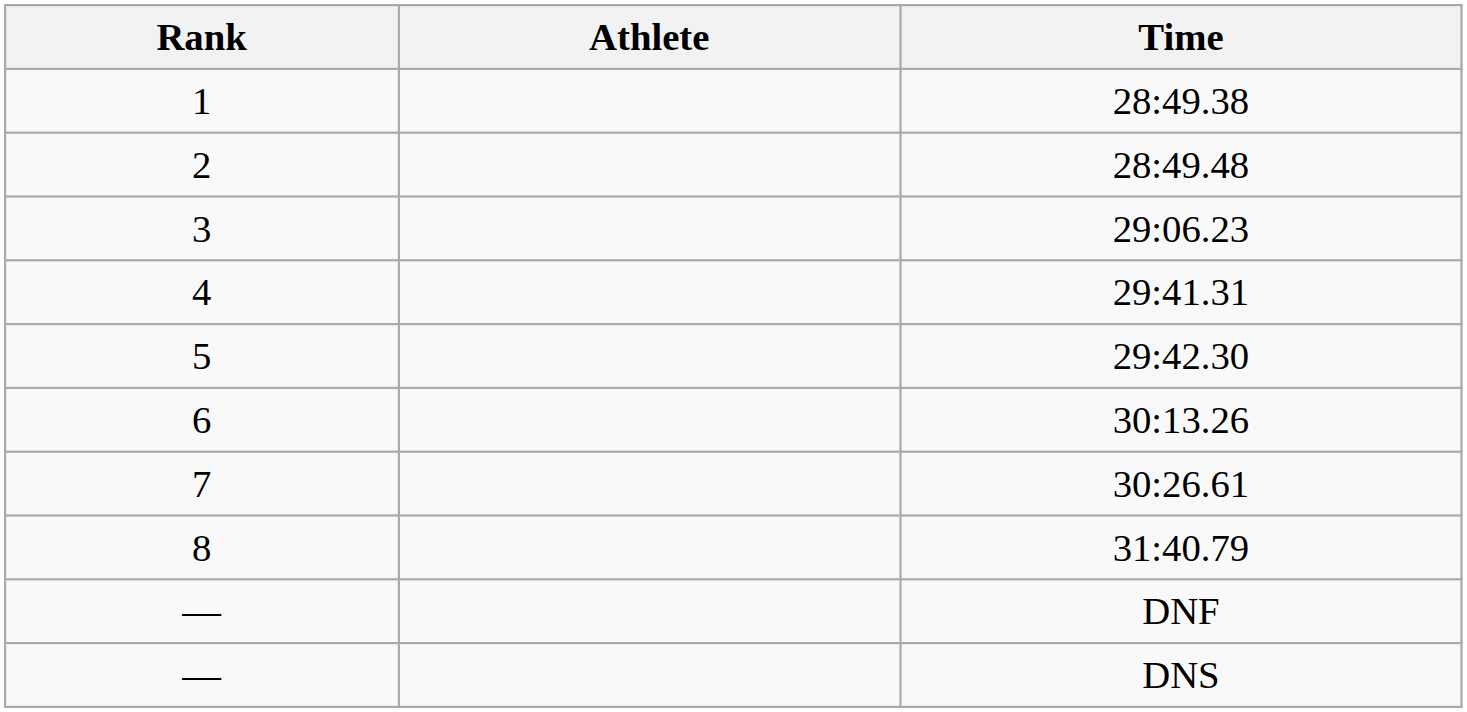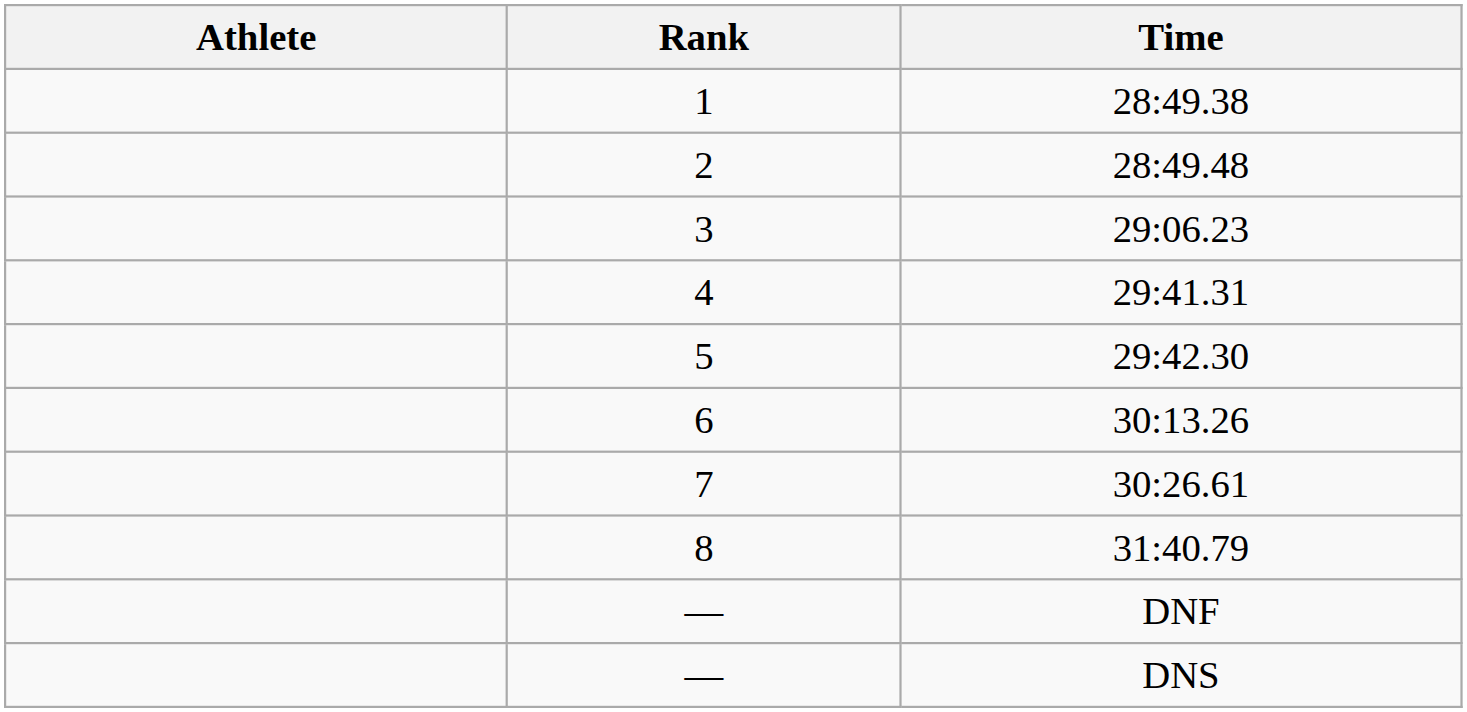columns swapped: (202, 36) <-> (649, 36)
